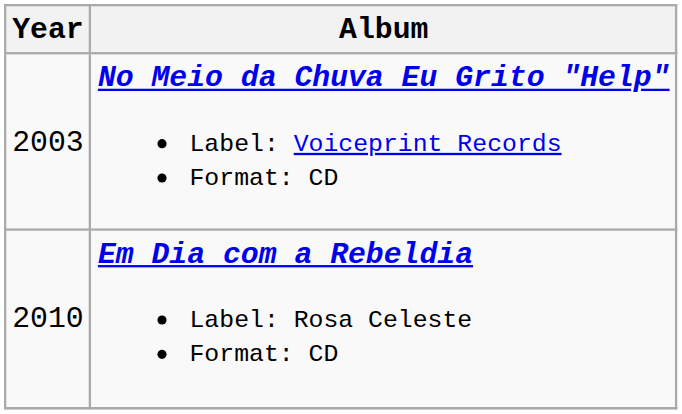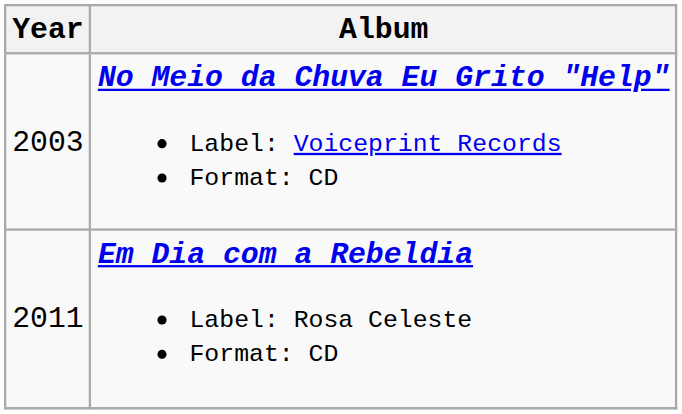(48, 319) 2010 -> (48, 319) 2011
